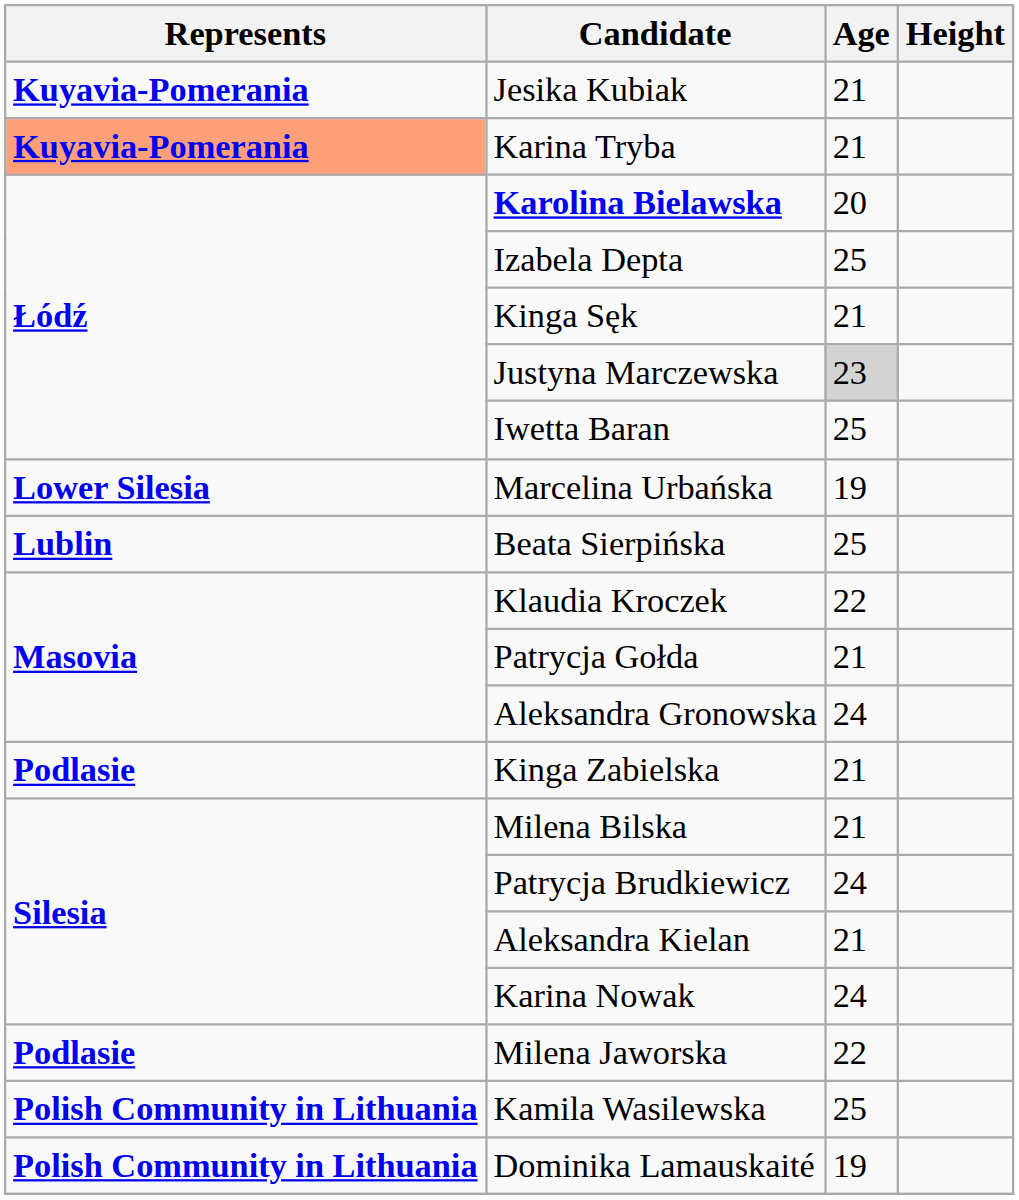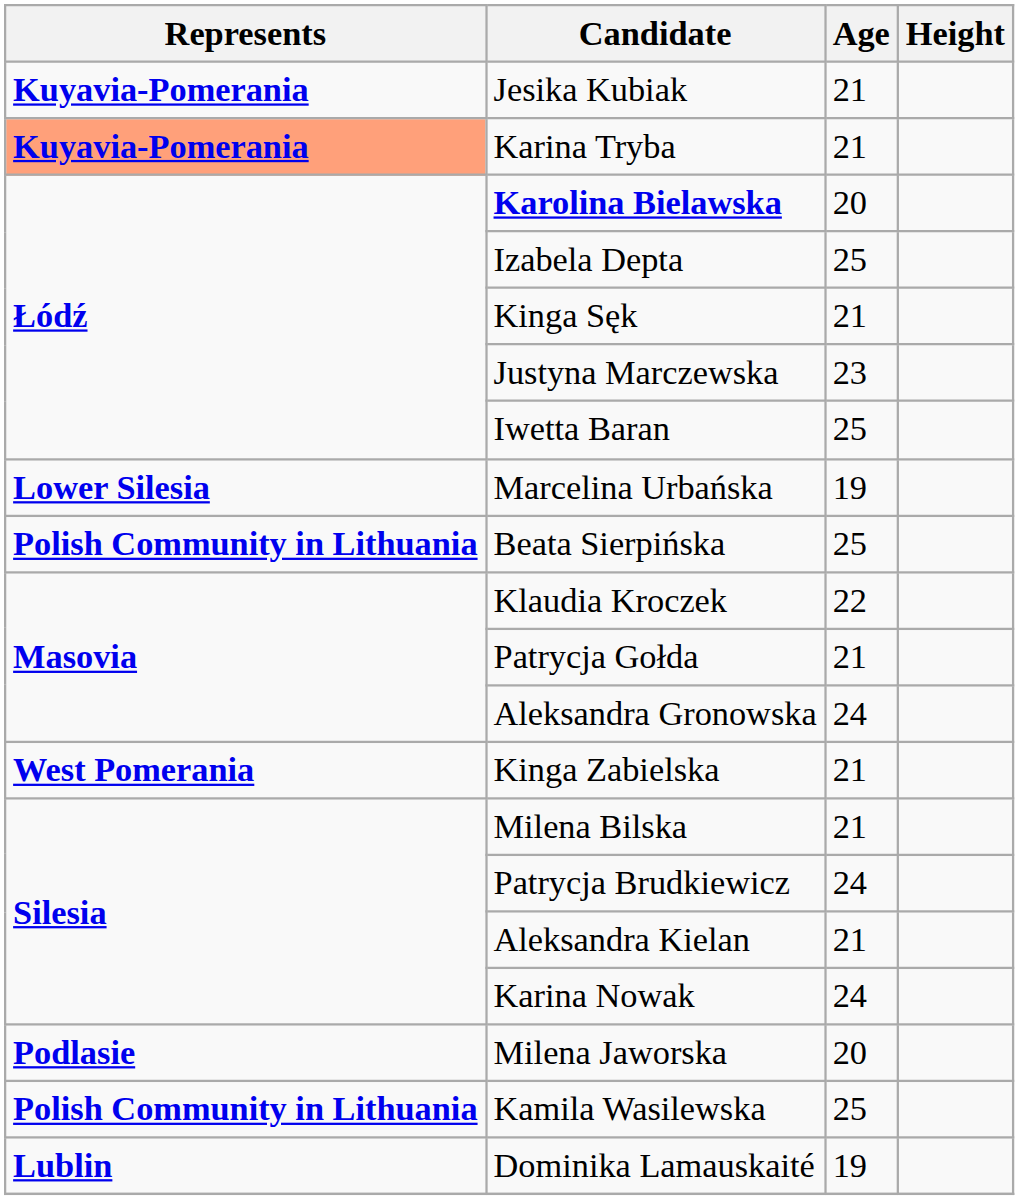(850, 372) lightgrey background -> (850, 372) no background
(63, 542) Lublin -> (245, 542) Polish Community in Lithuania
(74, 769) Podlasie -> (134, 769) West Pomerania
(850, 1052) 22 -> (850, 1052) 20
(245, 1165) Polish Community in Lithuania -> (63, 1165) Lublin
